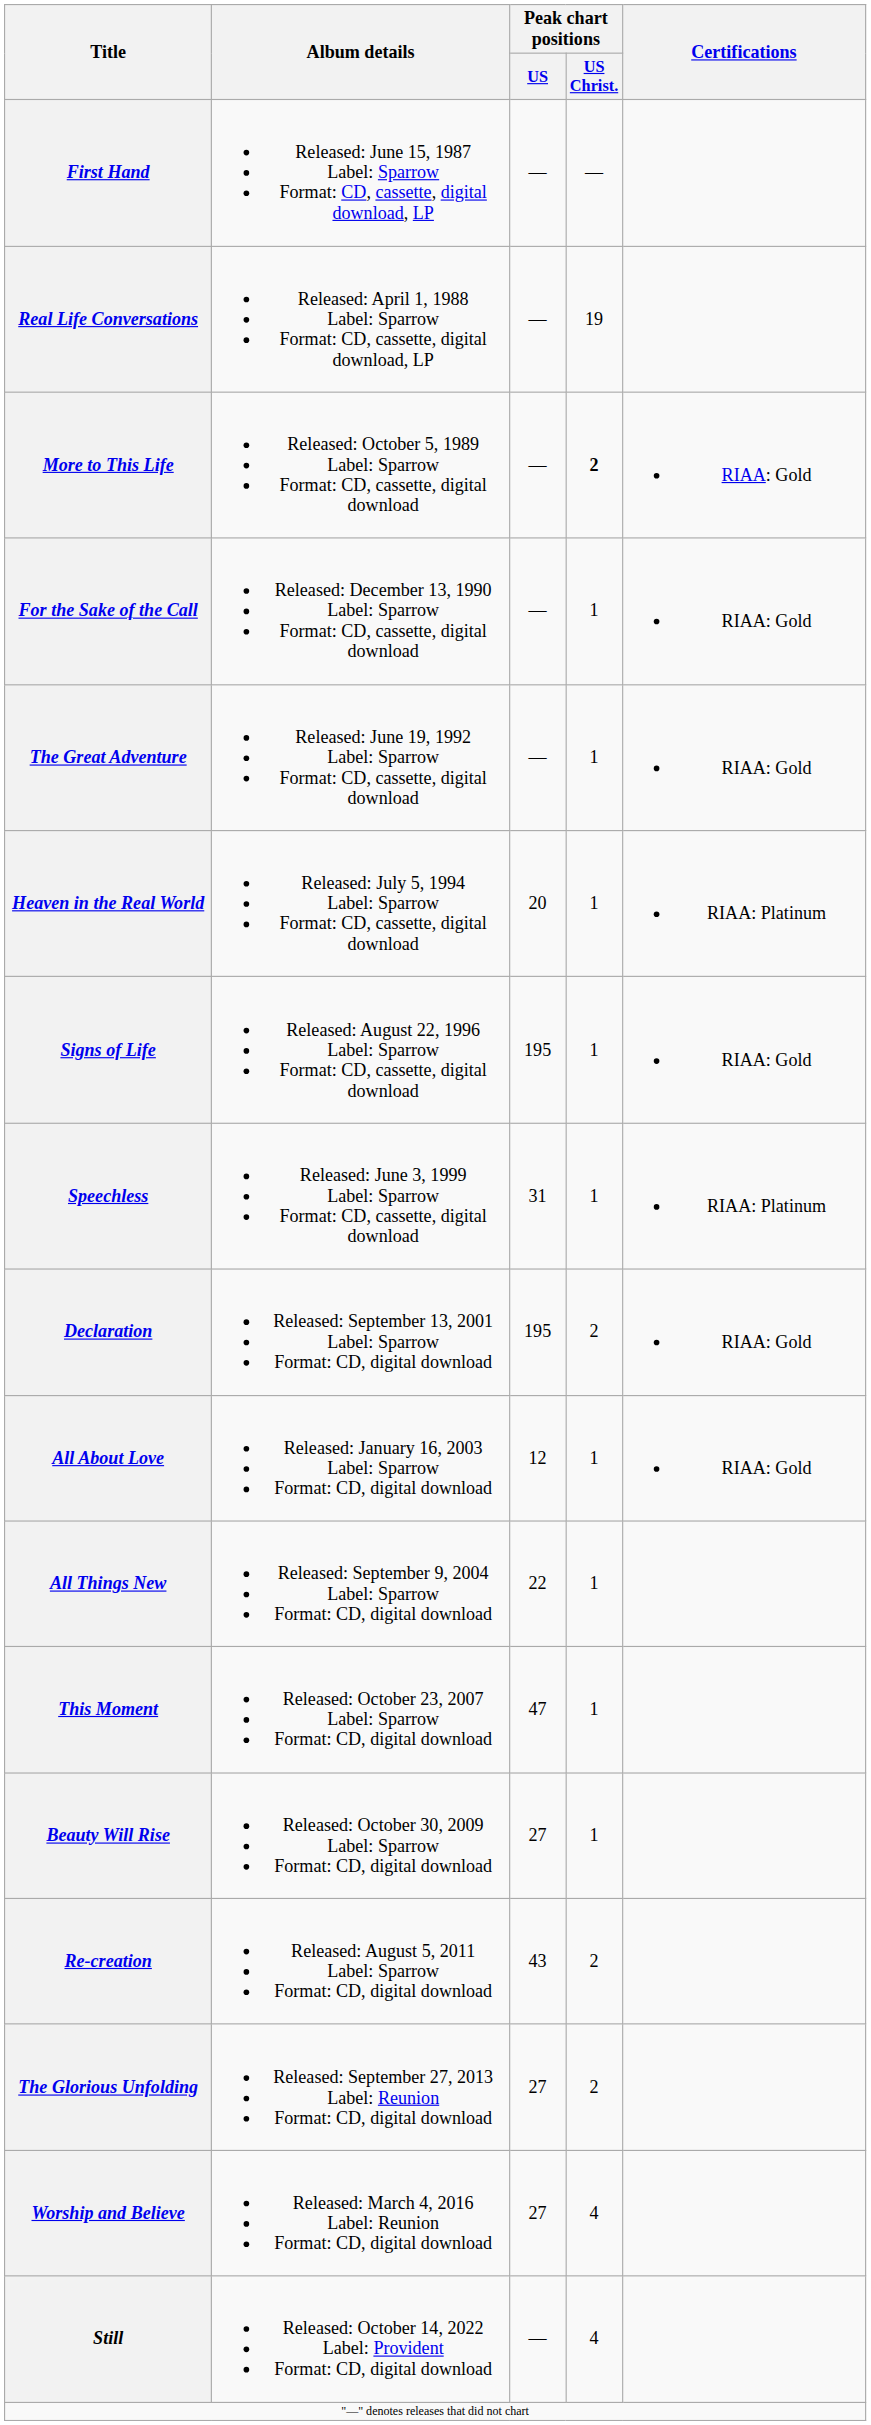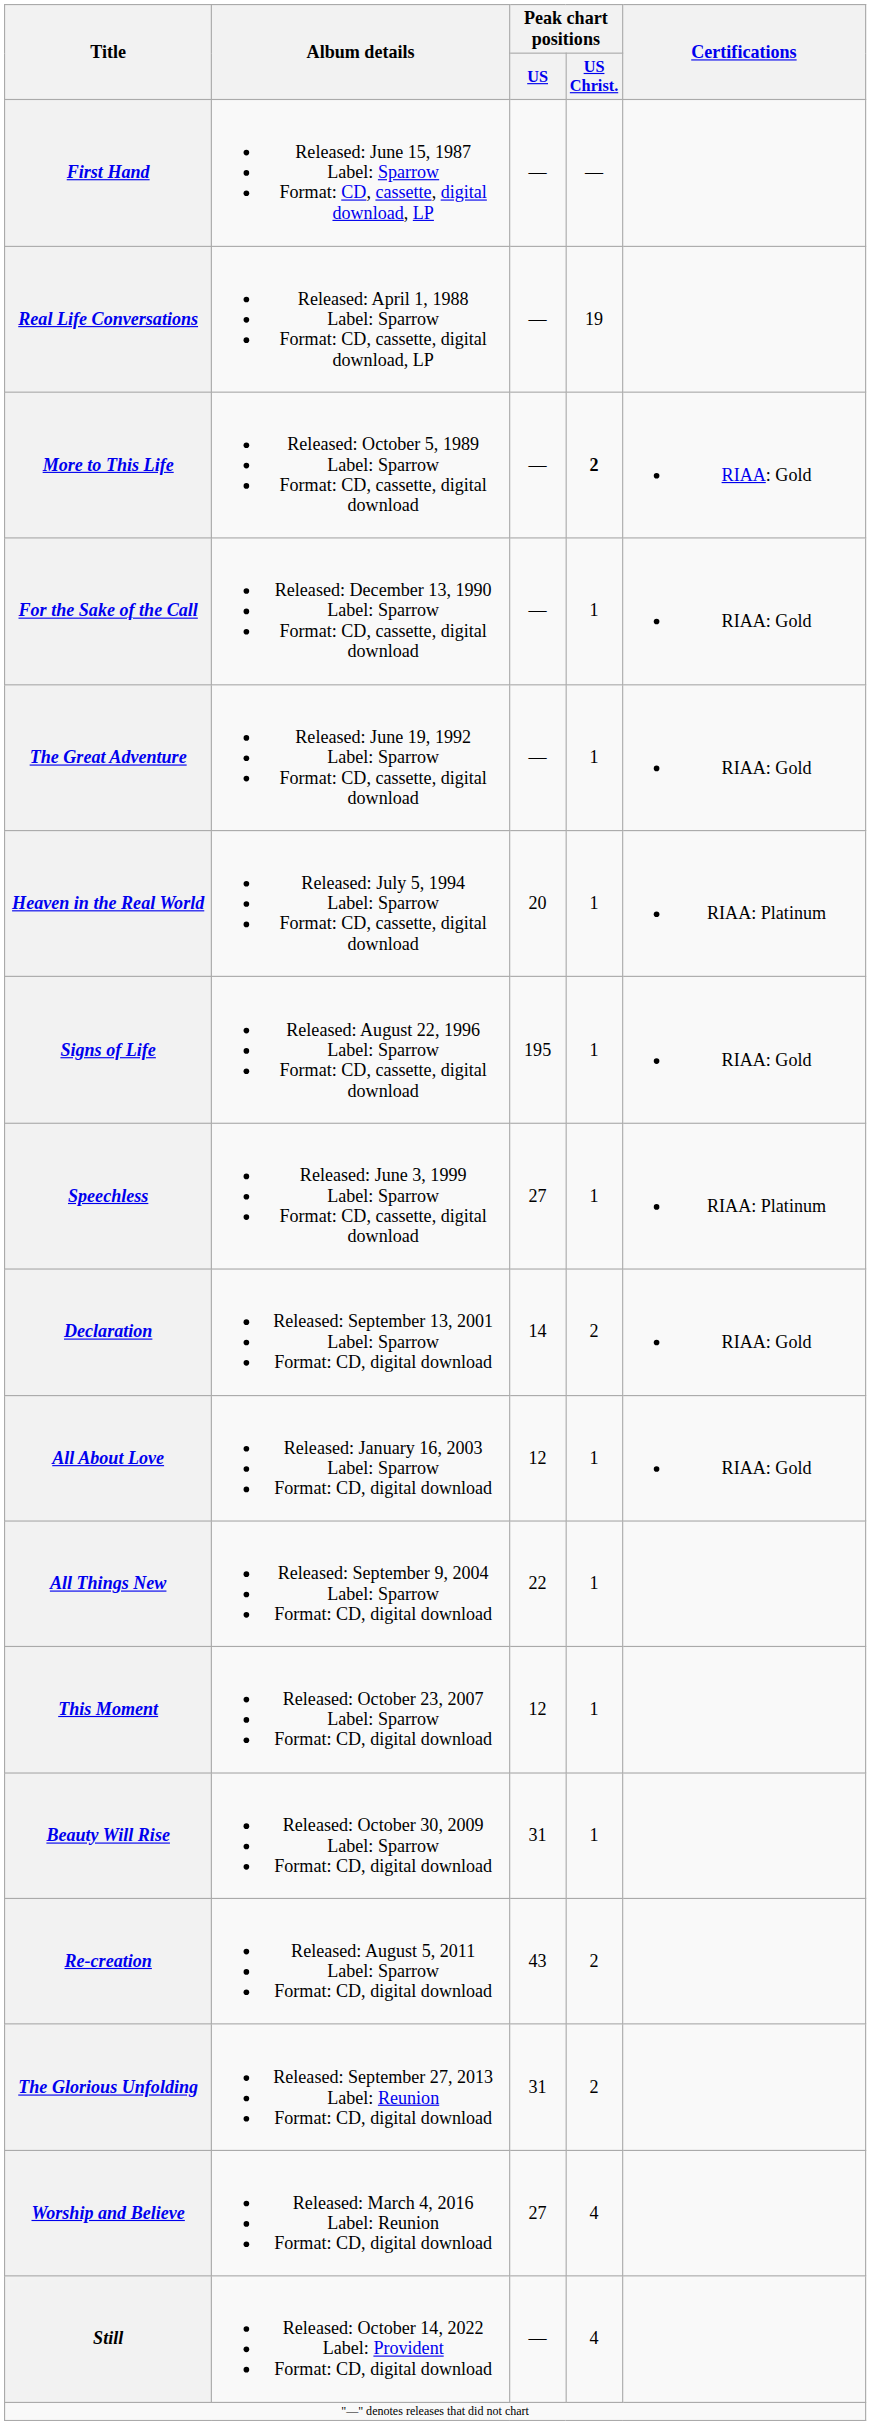(538, 1196) 31 -> (538, 1196) 27
(538, 1332) 195 -> (538, 1332) 14
(538, 1709) 47 -> (538, 1709) 12
(538, 1835) 27 -> (538, 1835) 31
(538, 2087) 27 -> (538, 2087) 31
